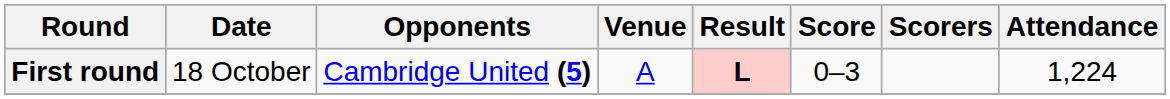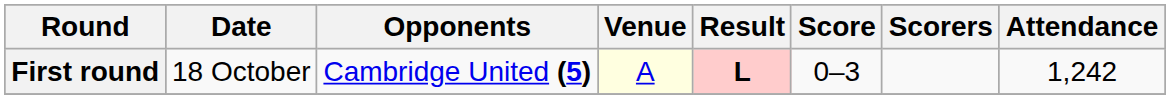(645, 71) no background -> (645, 71) lightyellow background
(1082, 71) 1,224 -> (1082, 71) 1,242
